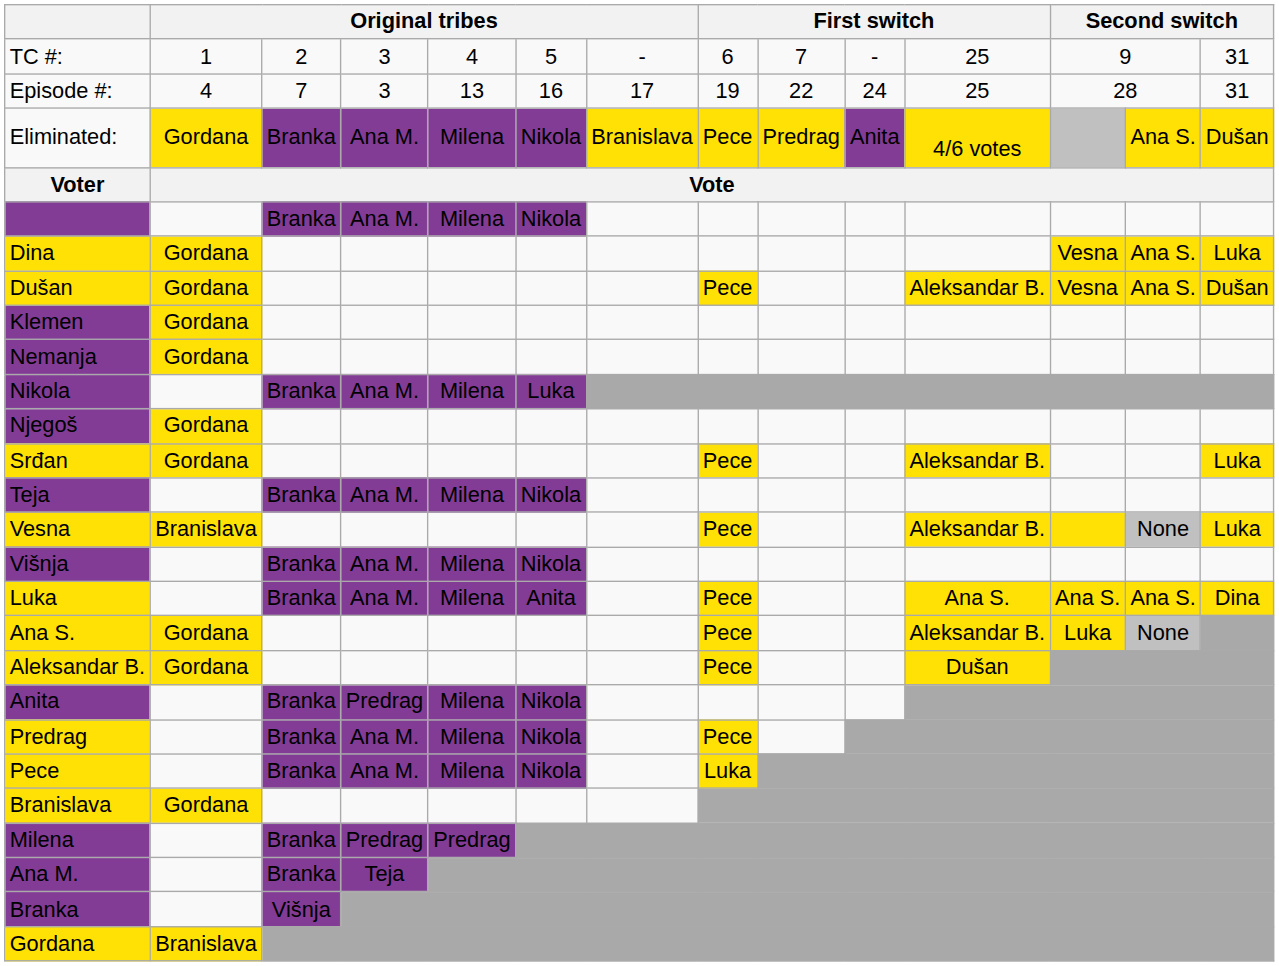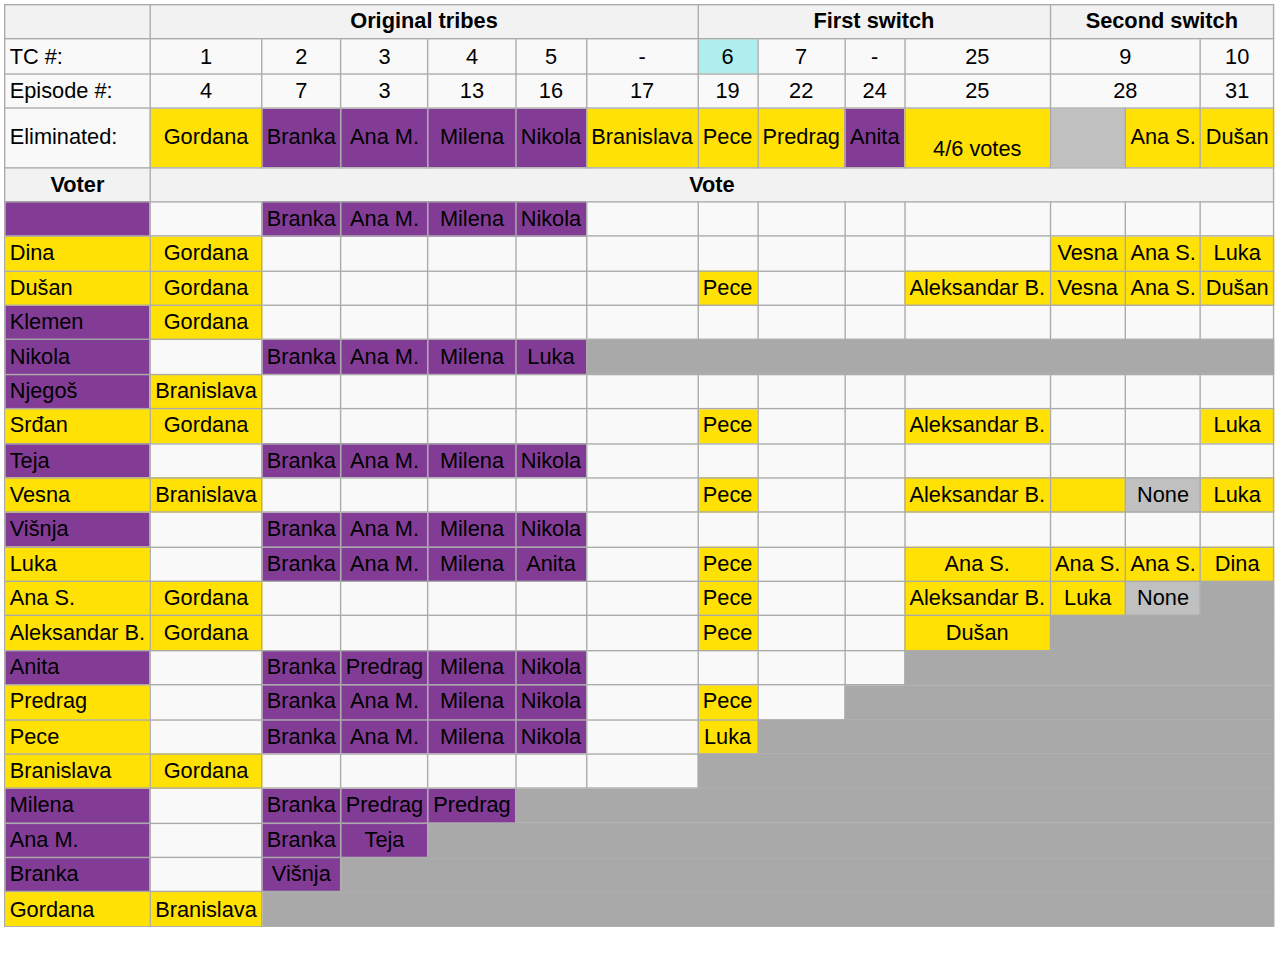(728, 56) no background -> (728, 56) paleturquoise background
(1237, 56) 31 -> (1237, 56) 10
- row: (53, 356)
(206, 425) Gordana -> (206, 391) Branislava
